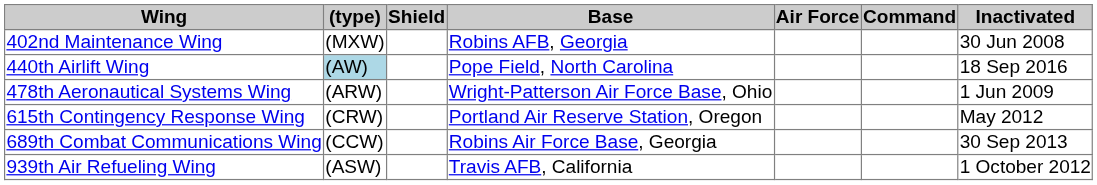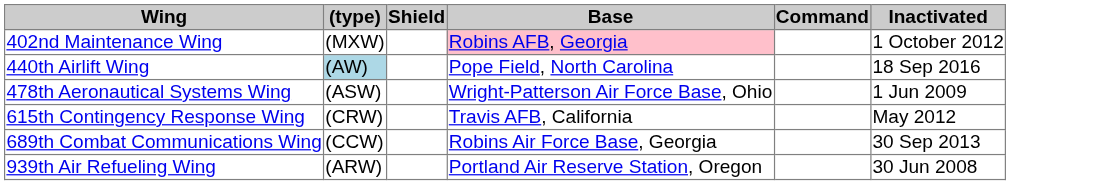- column: (818, 16)
(538, 41) no background -> (538, 41) pink background
(1012, 41) 30 Jun 2008 -> (938, 41) 1 October 2012
(354, 91) (ARW) -> (353, 91) (ASW)
(605, 116) Portland Air Reserve Station, Oregon -> (541, 116) Travis AFB, California
(353, 166) (ASW) -> (354, 166) (ARW)
(541, 166) Travis AFB, California -> (605, 166) Portland Air Reserve Station, Oregon
(1025, 166) 1 October 2012 -> (925, 166) 30 Jun 2008
